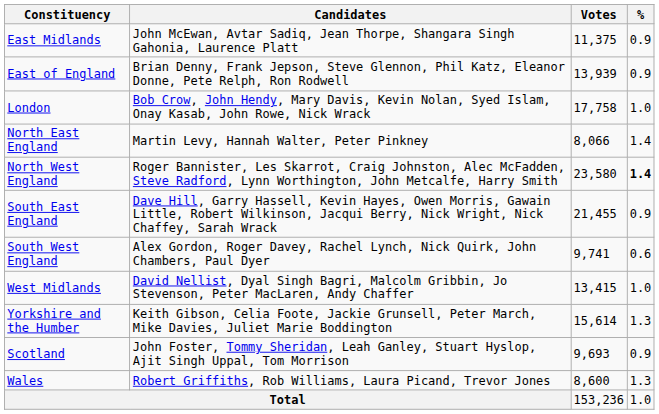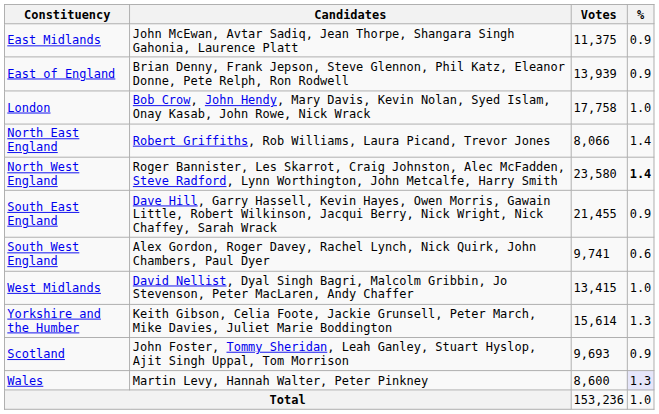(280, 140) Martin Levy, Hannah Walter, Peter Pinkney -> (342, 140) Robert Griffiths, Rob Williams, Laura Picand, Trevor Jones
(342, 380) Robert Griffiths, Rob Williams, Laura Picand, Trevor Jones -> (280, 380) Martin Levy, Hannah Walter, Peter Pinkney
(640, 380) no background -> (640, 380) lavender background
